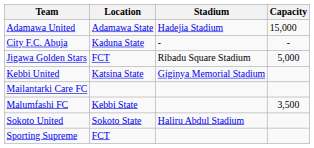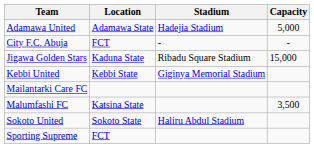(283, 27) 15,000 -> (288, 27) 5,000
(118, 43) Kaduna State -> (101, 43) FCT
(101, 58) FCT -> (118, 58) Kaduna State
(288, 58) 5,000 -> (283, 58) 15,000
(118, 74) Katsina State -> (115, 74) Kebbi State
(115, 105) Kebbi State -> (118, 105) Katsina State
